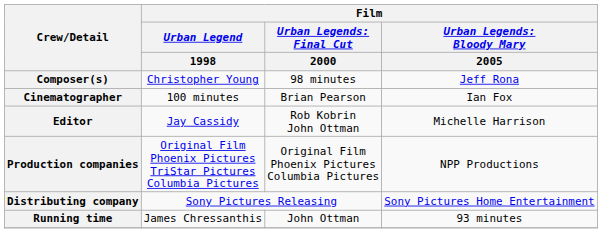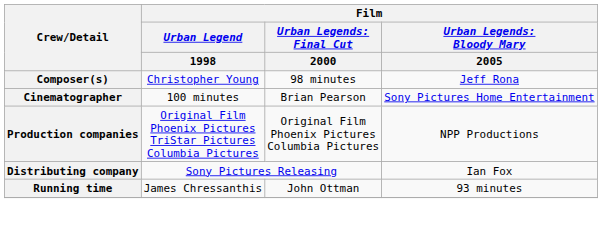(489, 97) Ian Fox -> (489, 97) Sony Pictures Home Entertainment
- row: (73, 121)
(489, 201) Sony Pictures Home Entertainment -> (489, 171) Ian Fox
